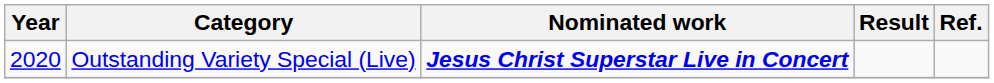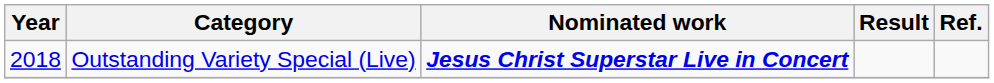(35, 58) 2020 -> (35, 58) 2018
